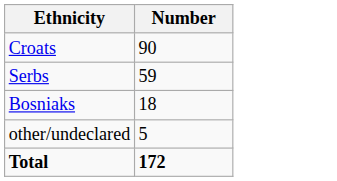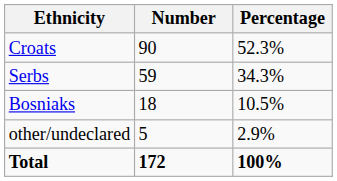+ column: (282, 18)
